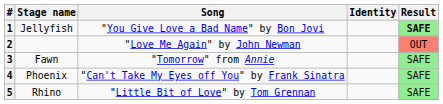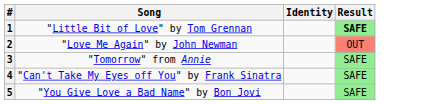- column: (47, 12)
(213, 28) "You Give Love a Bad Name" by Bon Jovi -> (149, 28) "Little Bit of Love" by Tom Grennan
(213, 92) "Little Bit of Love" by Tom Grennan -> (149, 92) "You Give Love a Bad Name" by Bon Jovi
